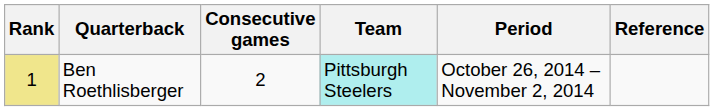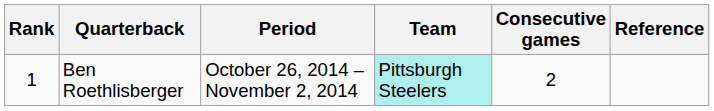columns swapped: (524, 29) <-> (260, 29)
(32, 79) khaki background -> (32, 79) no background
